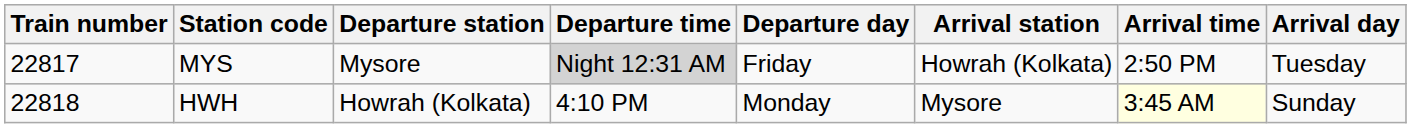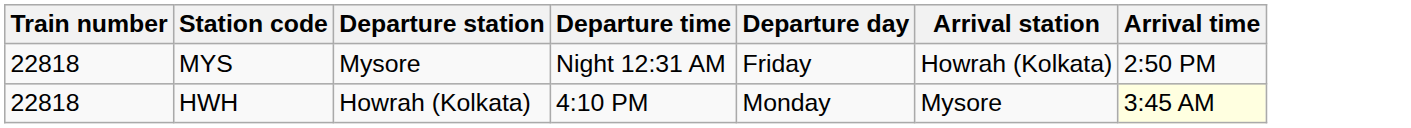- column: (1336, 24)
(45, 63) 22817 -> (45, 63) 22818
(641, 63) lightgrey background -> (641, 63) no background
